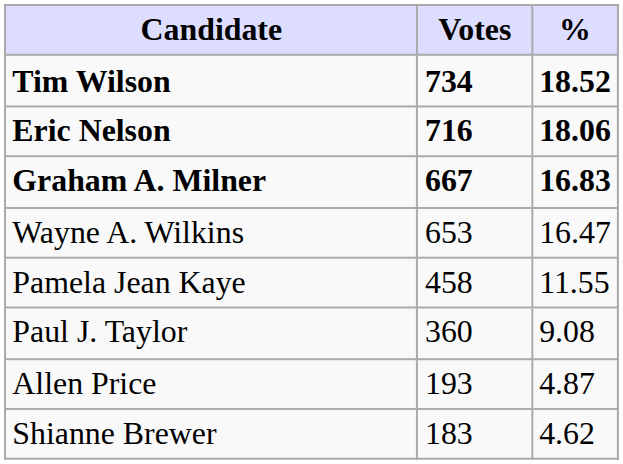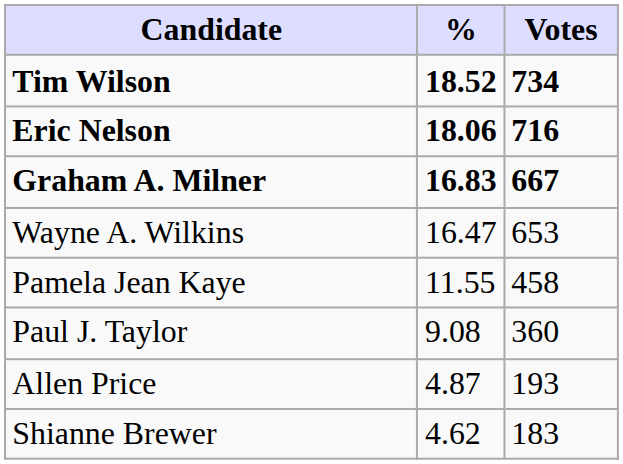columns swapped: (475, 29) <-> (575, 29)
